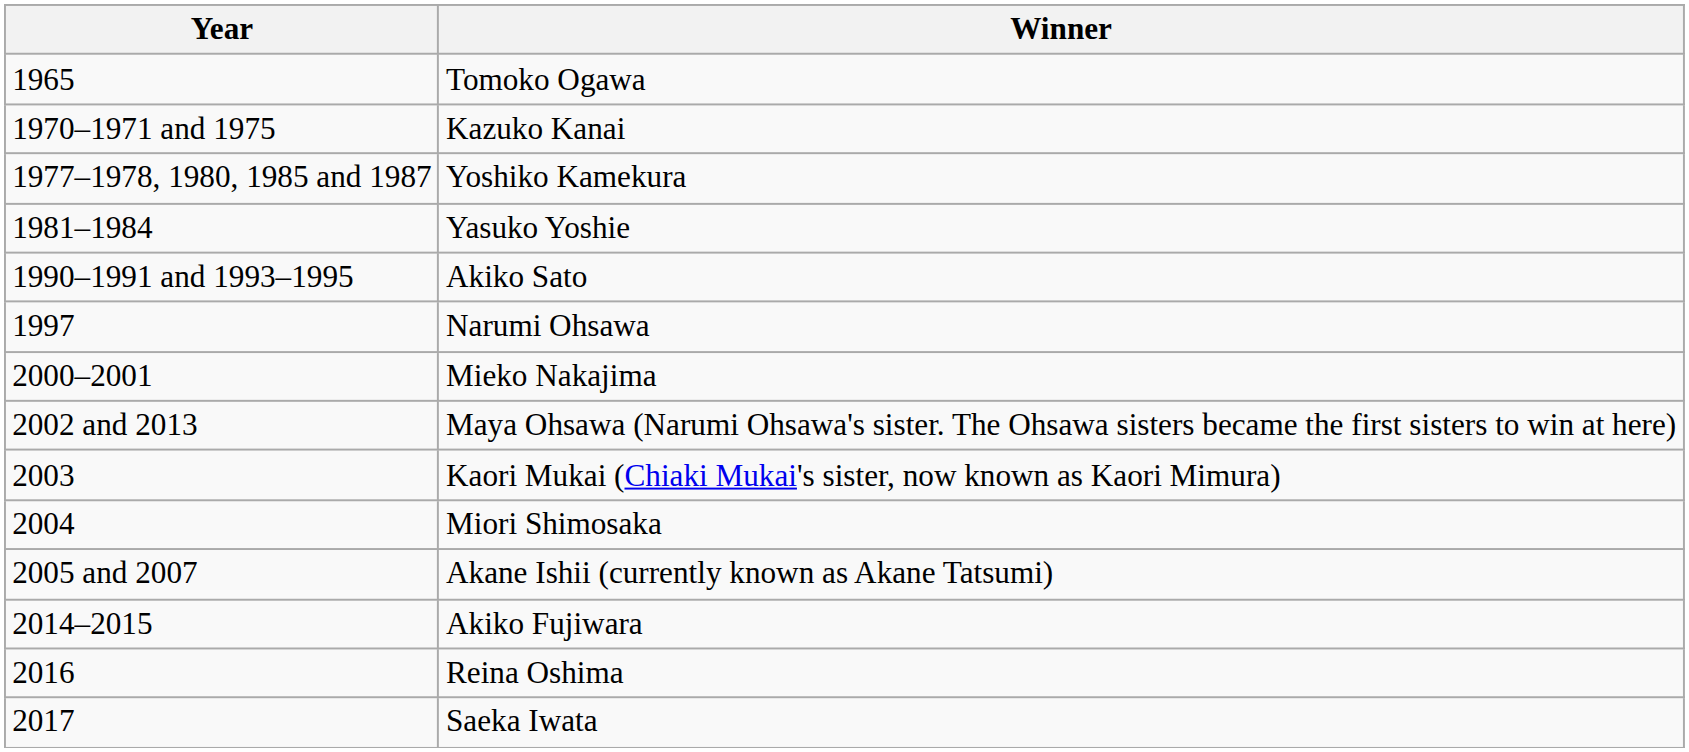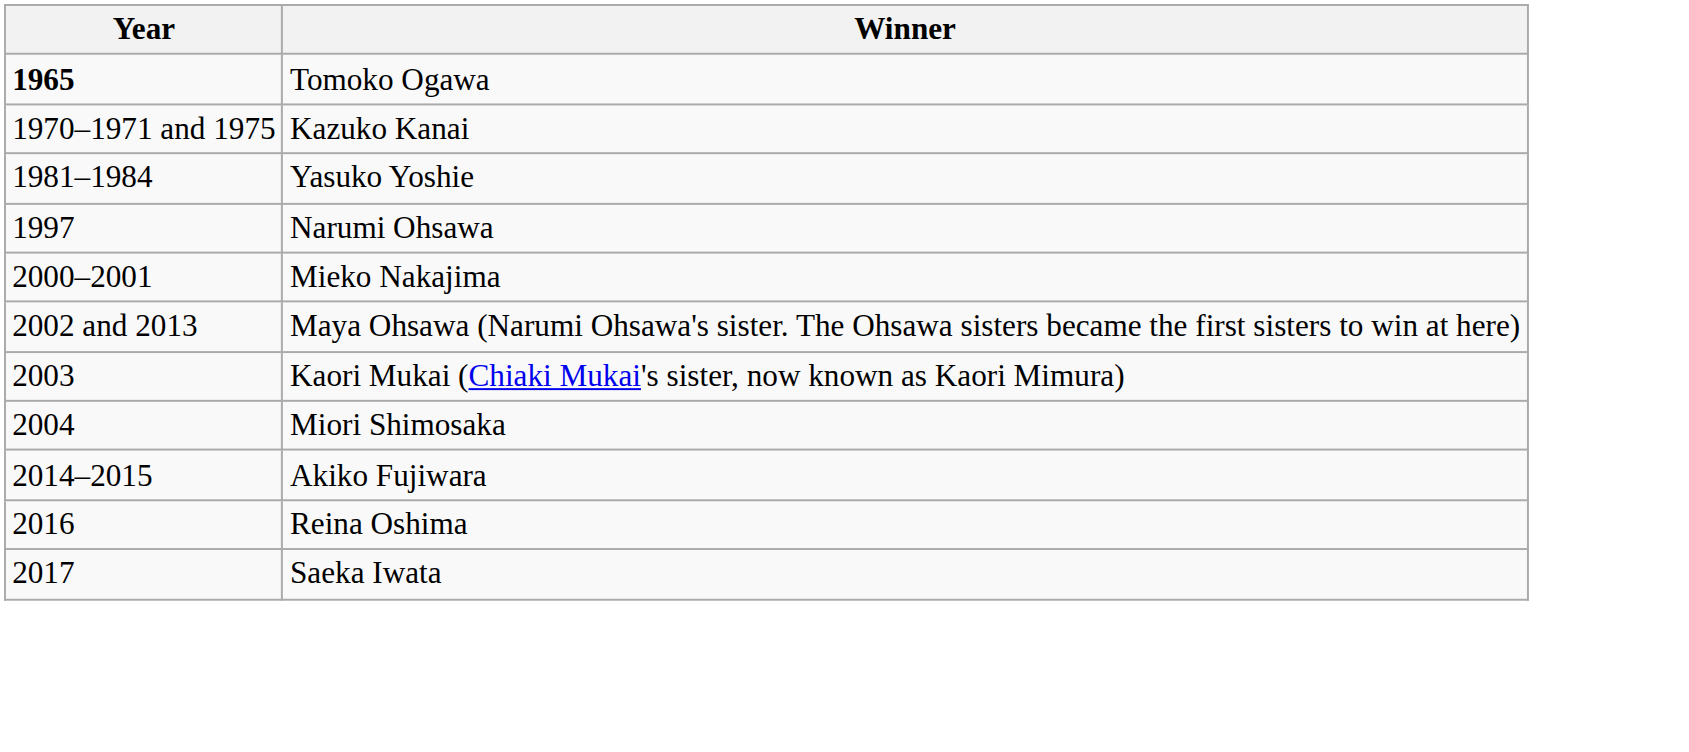(43, 78) normal -> (43, 78) bold
- row: (566, 177)
- row: (517, 276)
- row: (750, 573)
